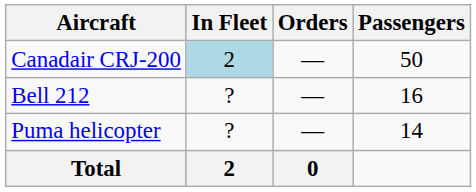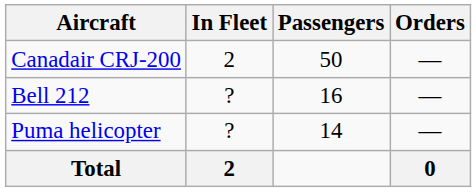columns swapped: (313, 22) <-> (411, 22)
(229, 58) lightblue background -> (229, 58) no background
